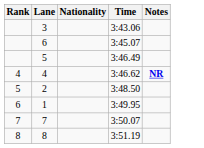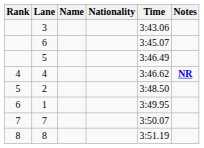+ column: (72, 12)
